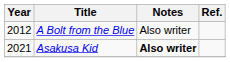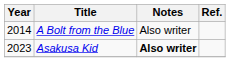(19, 30) 2012 -> (19, 30) 2014
(19, 48) 2021 -> (19, 48) 2023
